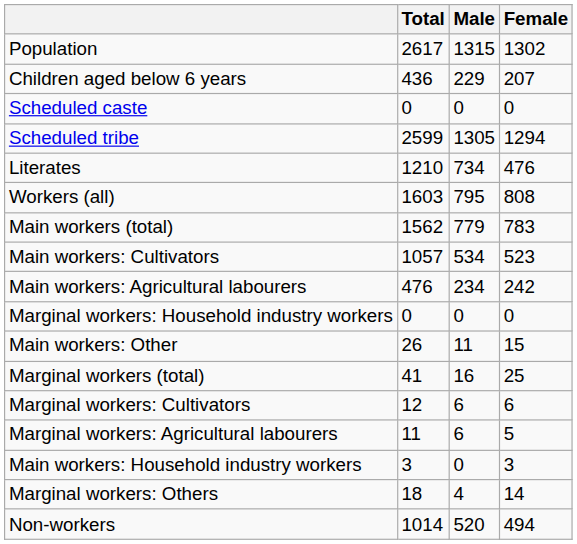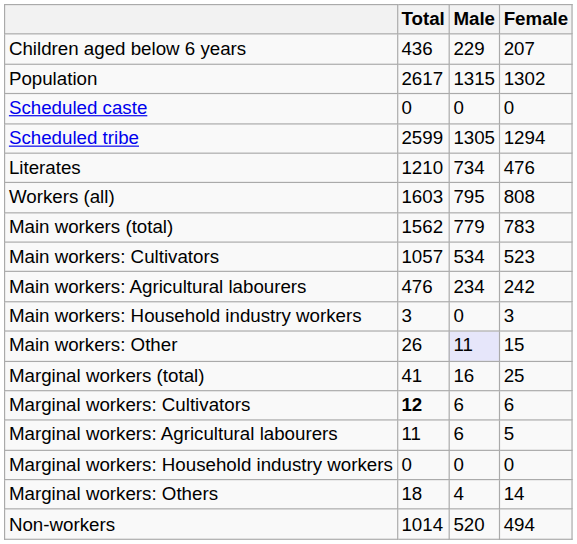rows swapped: (53, 49) <-> (128, 78)
rows swapped: (185, 464) <-> (201, 316)
(463, 345) no background -> (463, 345) lavender background
(412, 405) normal -> (412, 405) bold
